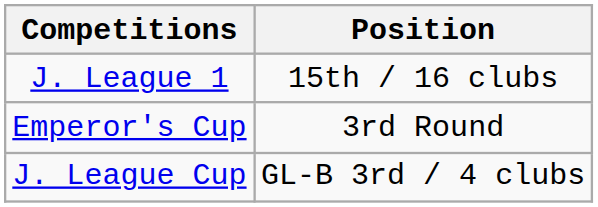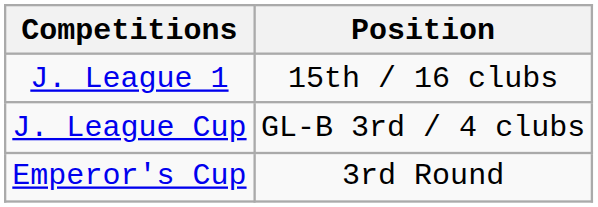rows swapped: (129, 128) <-> (129, 176)
